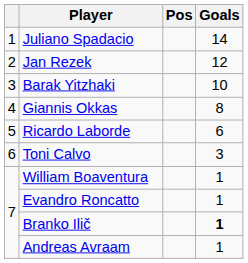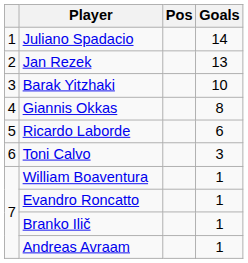(219, 62) 12 -> (219, 62) 13
(219, 223) bold -> (219, 223) normal
